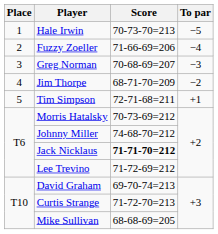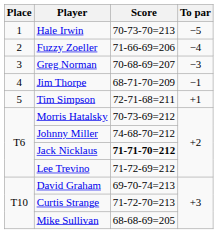(195, 82) −2 -> (195, 82) −1
